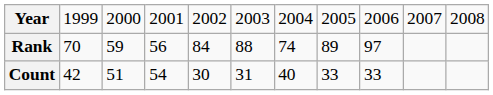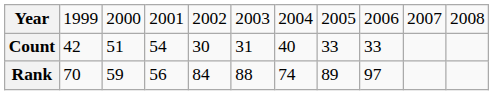rows swapped: (32, 46) <-> (32, 74)
